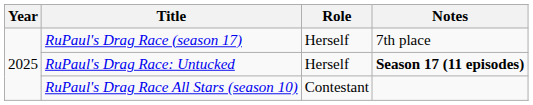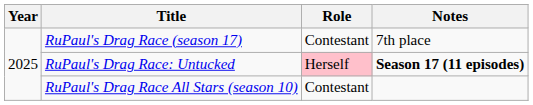(327, 40) Herself -> (337, 40) Contestant
(327, 64) no background -> (327, 64) pink background
